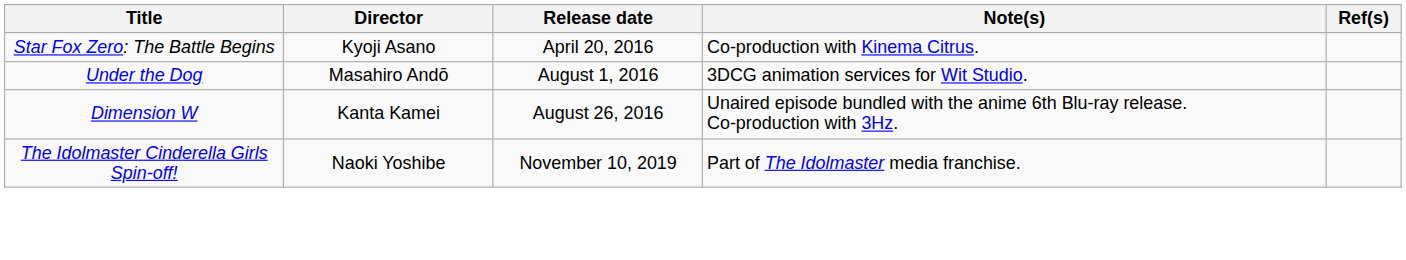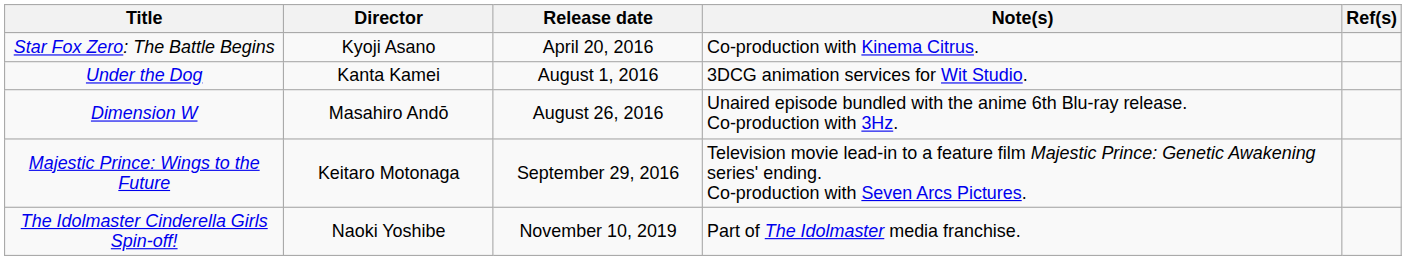(389, 75) Masahiro Andō -> (389, 75) Kanta Kamei
(389, 114) Kanta Kamei -> (389, 114) Masahiro Andō
+ row: (144, 172)
